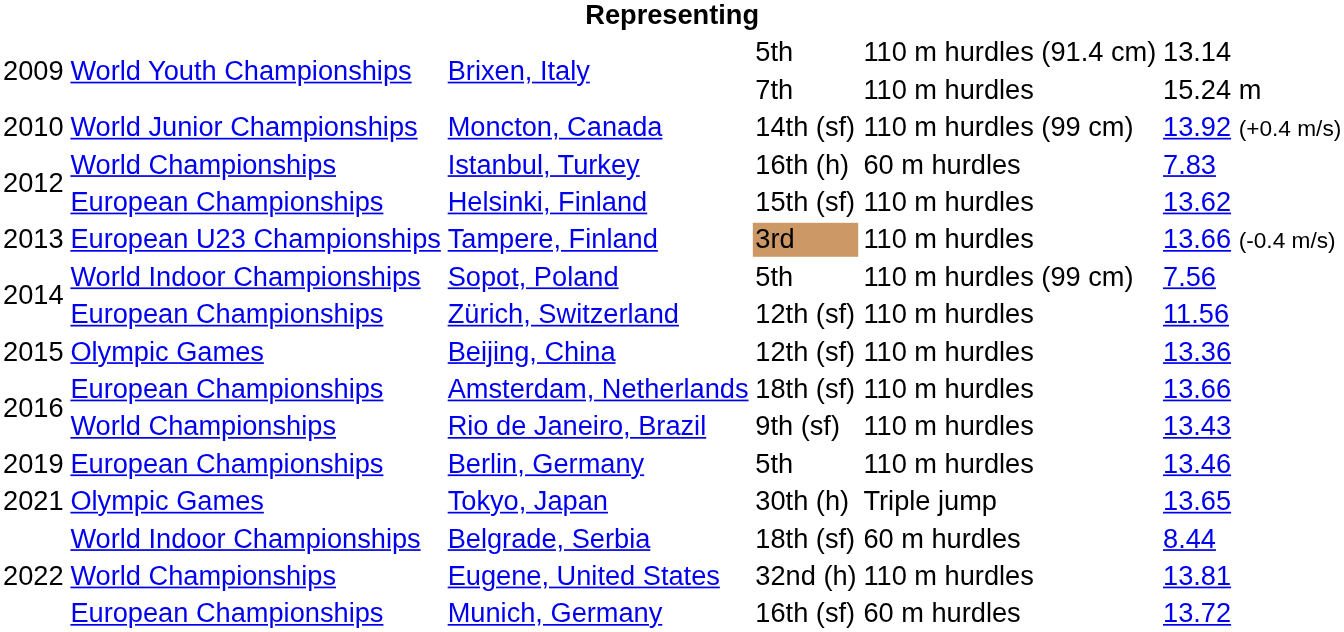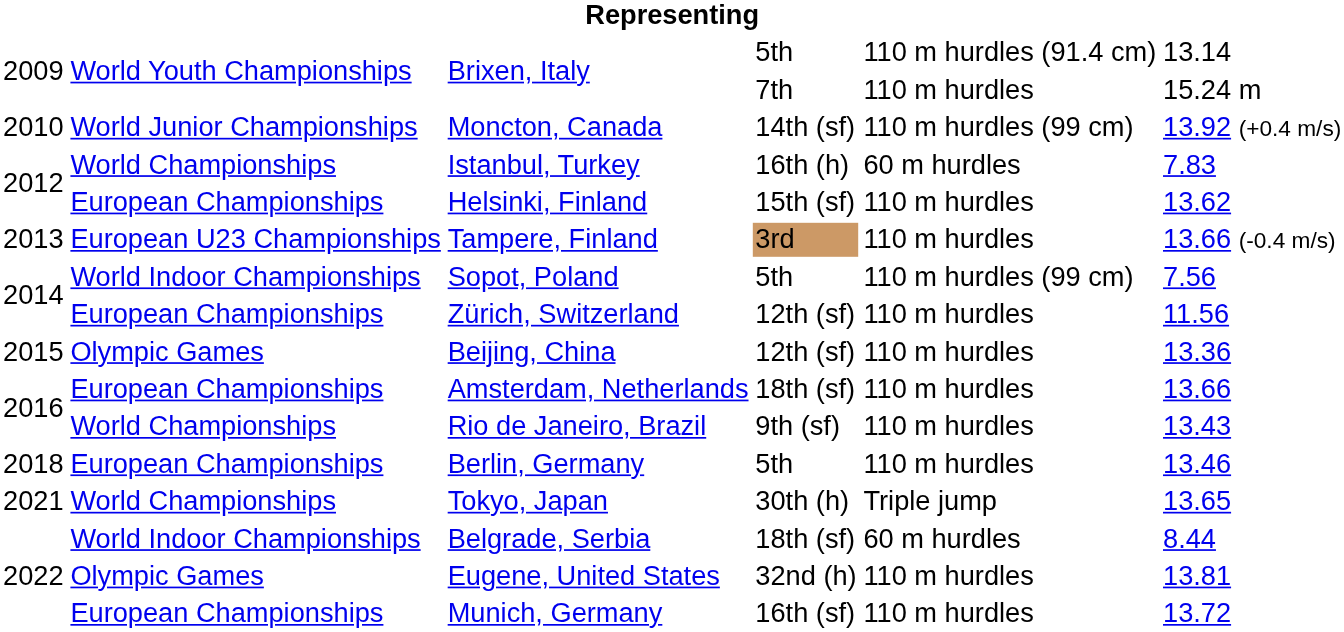(33, 463) 2019 -> (33, 463) 2018
(167, 501) Olympic Games -> (203, 501) World Championships
(203, 576) World Championships -> (167, 576) Olympic Games
(942, 613) 60 m hurdles -> (949, 613) 110 m hurdles
